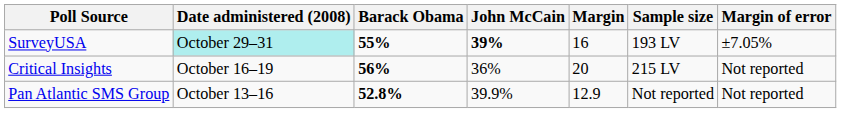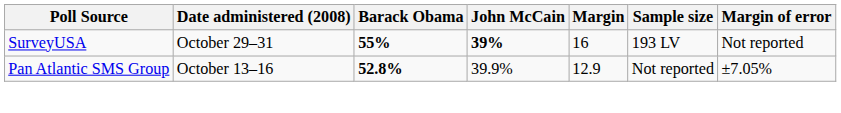(225, 42) paleturquoise background -> (225, 42) no background
(747, 42) ±7.05% -> (763, 42) Not reported
- row: (60, 68)
(763, 94) Not reported -> (747, 68) ±7.05%
